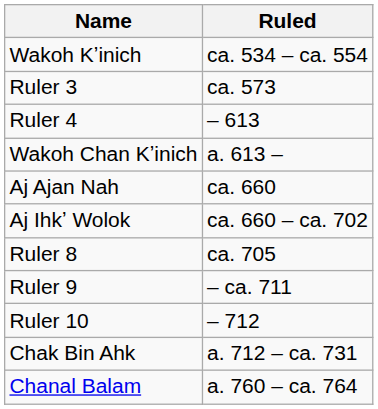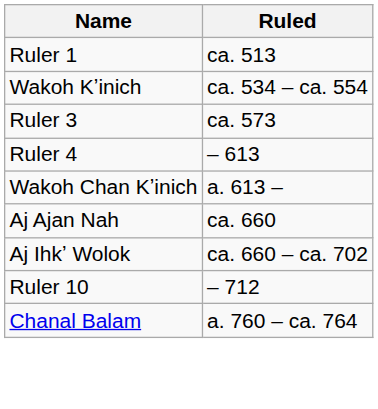+ row: (43, 54)
- row: (43, 253)
- row: (43, 287)
- row: (72, 353)
